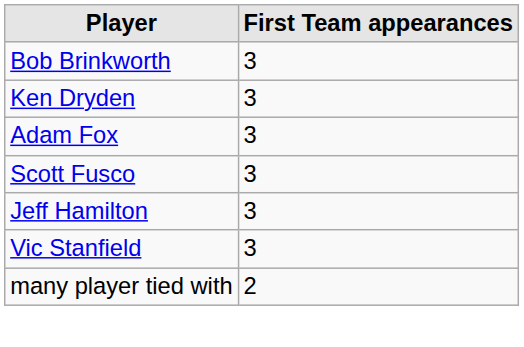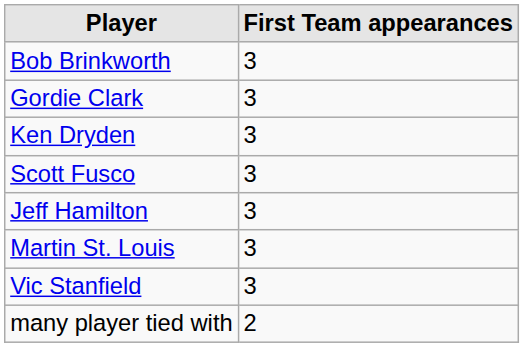+ row: (77, 98)
- row: (64, 135)
+ row: (92, 248)
